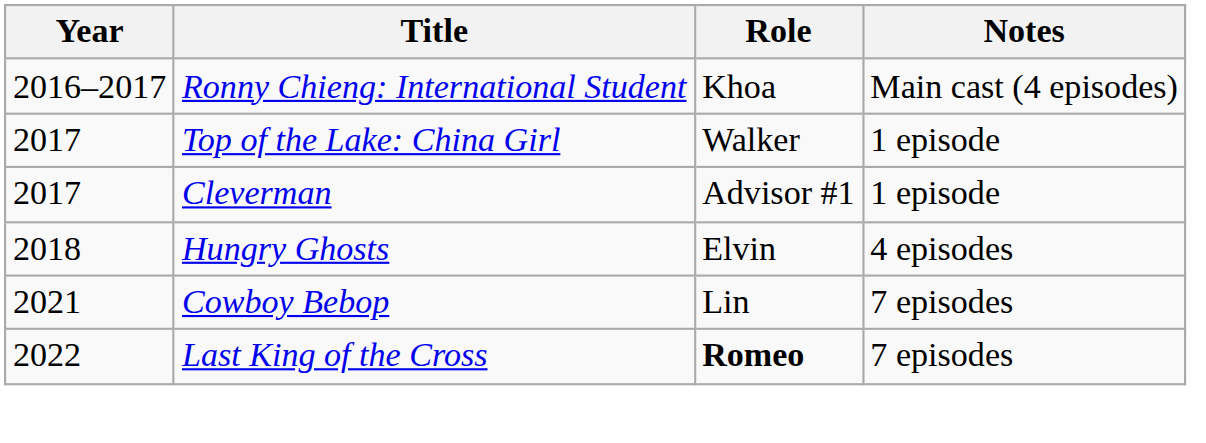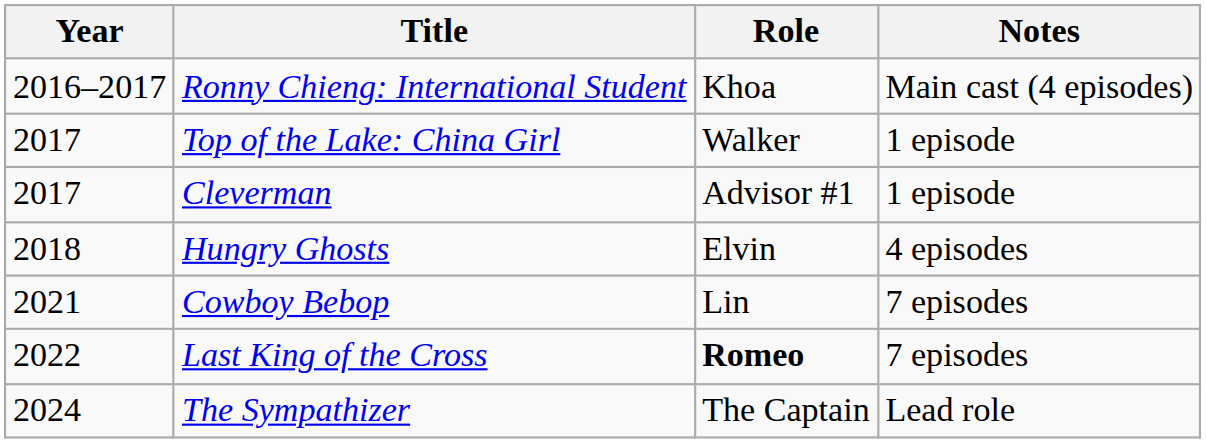+ row: (296, 409)
